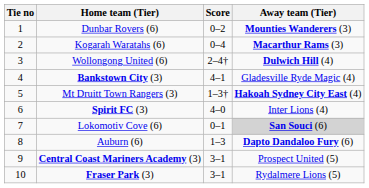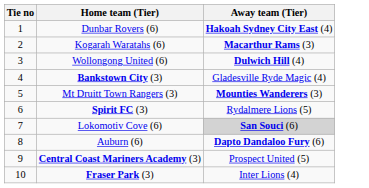- column: (218, 12)
(298, 28) Mounties Wanderers (3) -> (269, 28) Hakoah Sydney City East (4)
(298, 93) Hakoah Sydney City East (4) -> (269, 93) Mounties Wanderers (3)
(298, 110) Inter Lions (4) -> (269, 110) Rydalmere Lions (5)
(298, 175) Rydalmere Lions (5) -> (269, 175) Inter Lions (4)
